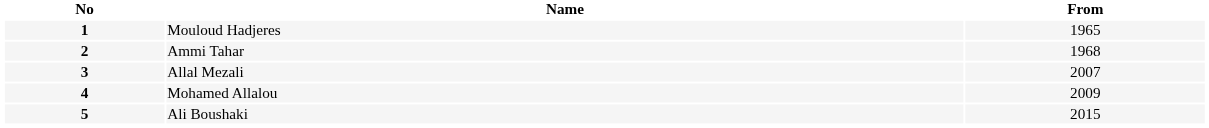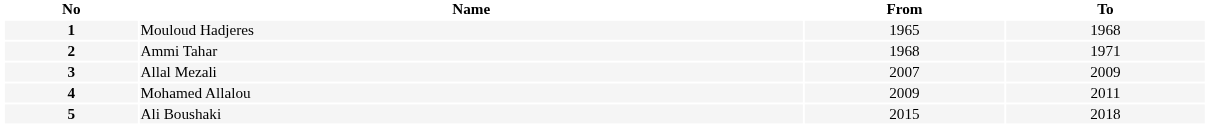+ column: (1105, 9)
